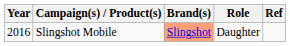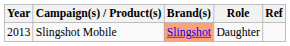(19, 32) 2016 -> (19, 32) 2013
